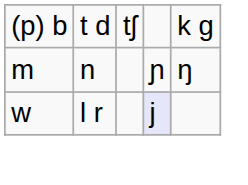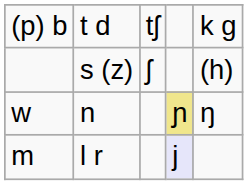+ row: (107, 69)
(23, 69) m -> (21, 112) w
(157, 69) no background -> (180, 112) khaki background
(21, 112) w -> (23, 156) m
